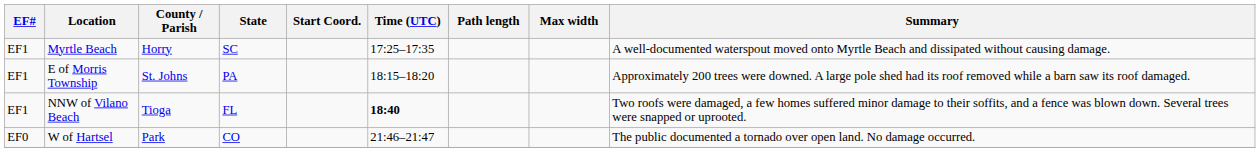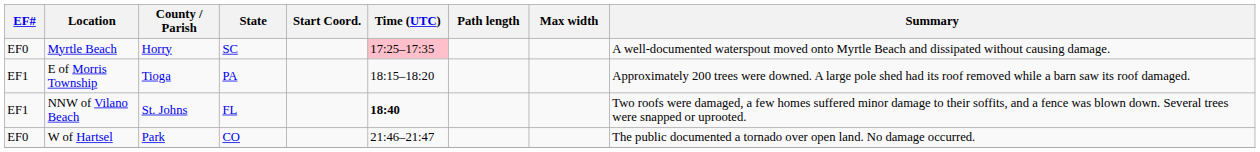(18, 48) EF1 -> (18, 48) EF0
(402, 48) no background -> (402, 48) pink background
(165, 75) St. Johns -> (156, 75) Tioga
(156, 110) Tioga -> (165, 110) St. Johns
